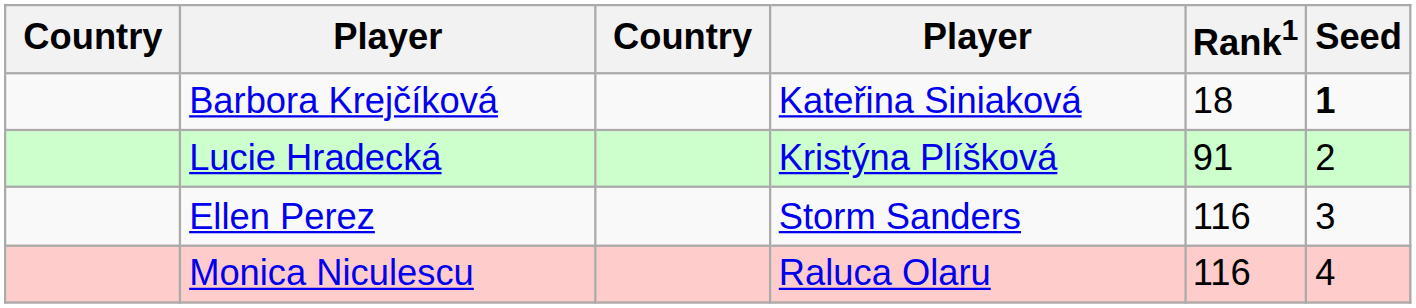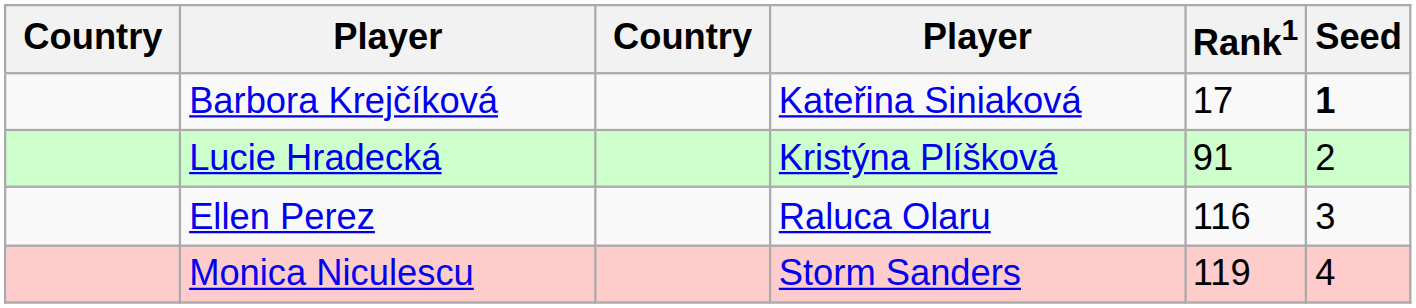(1213, 100) 18 -> (1213, 100) 17
(900, 215) Storm Sanders -> (885, 215) Raluca Olaru
(885, 273) Raluca Olaru -> (900, 273) Storm Sanders
(1222, 273) 116 -> (1222, 273) 119
